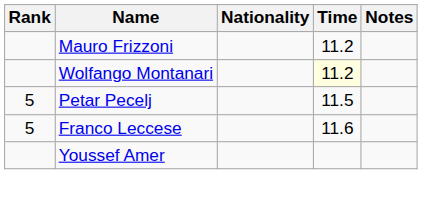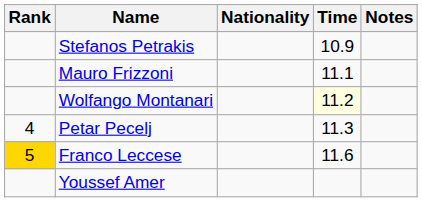+ row: (126, 45)
(337, 45) 11.2 -> (337, 73) 11.1
(30, 100) 5 -> (30, 127) 4
(337, 100) 11.5 -> (337, 127) 11.3
(30, 127) no background -> (30, 155) gold background
